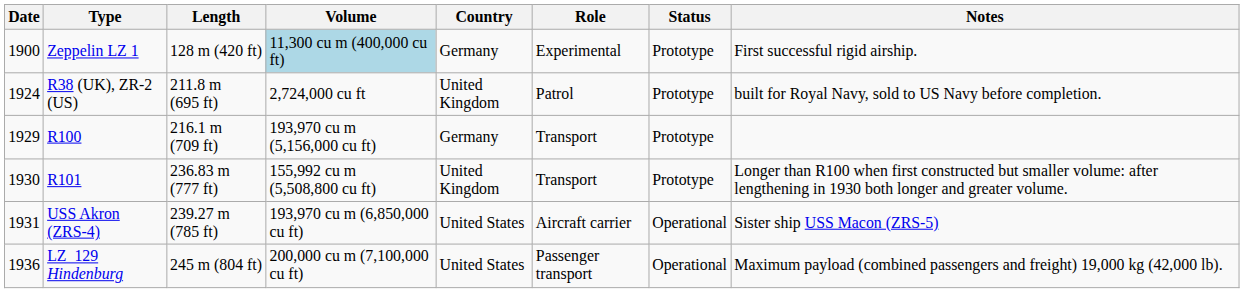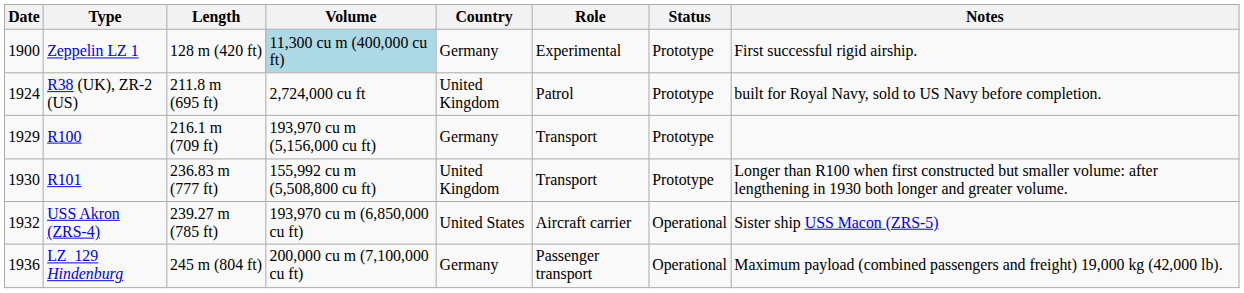(24, 222) 1931 -> (24, 222) 1932
(482, 265) United States -> (469, 265) Germany
